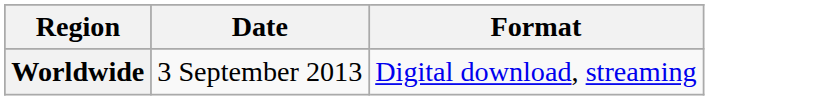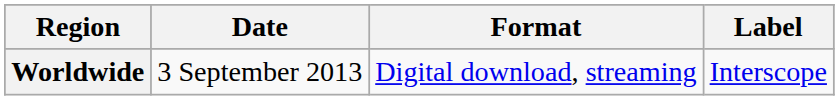+ column: (768, 26)
